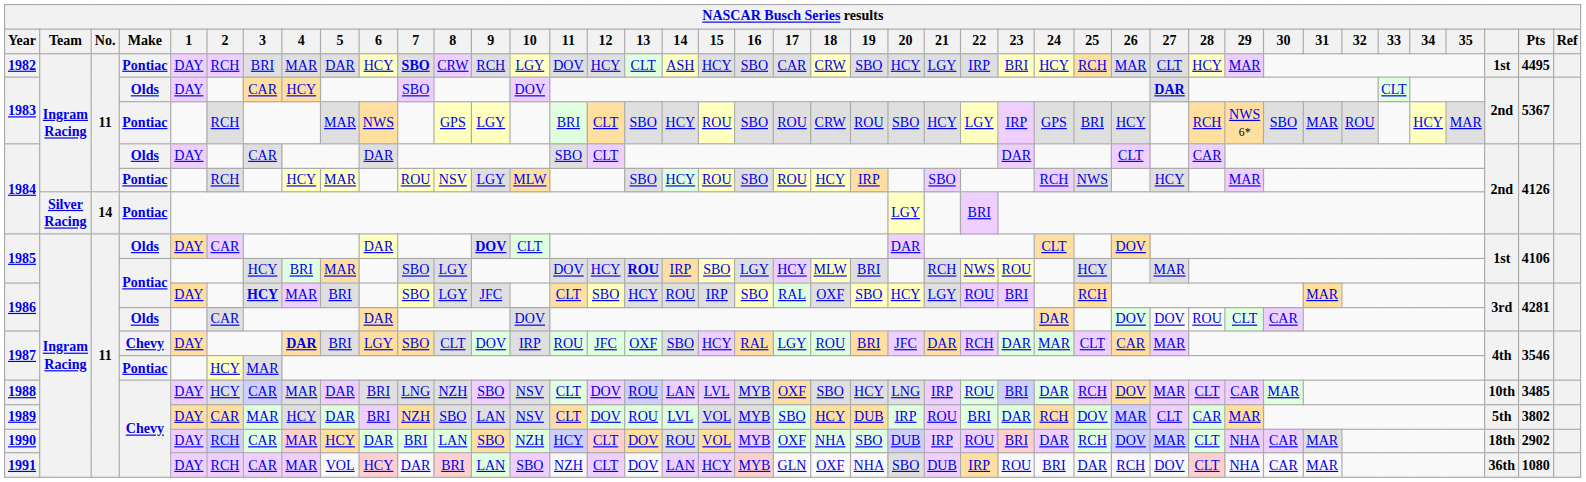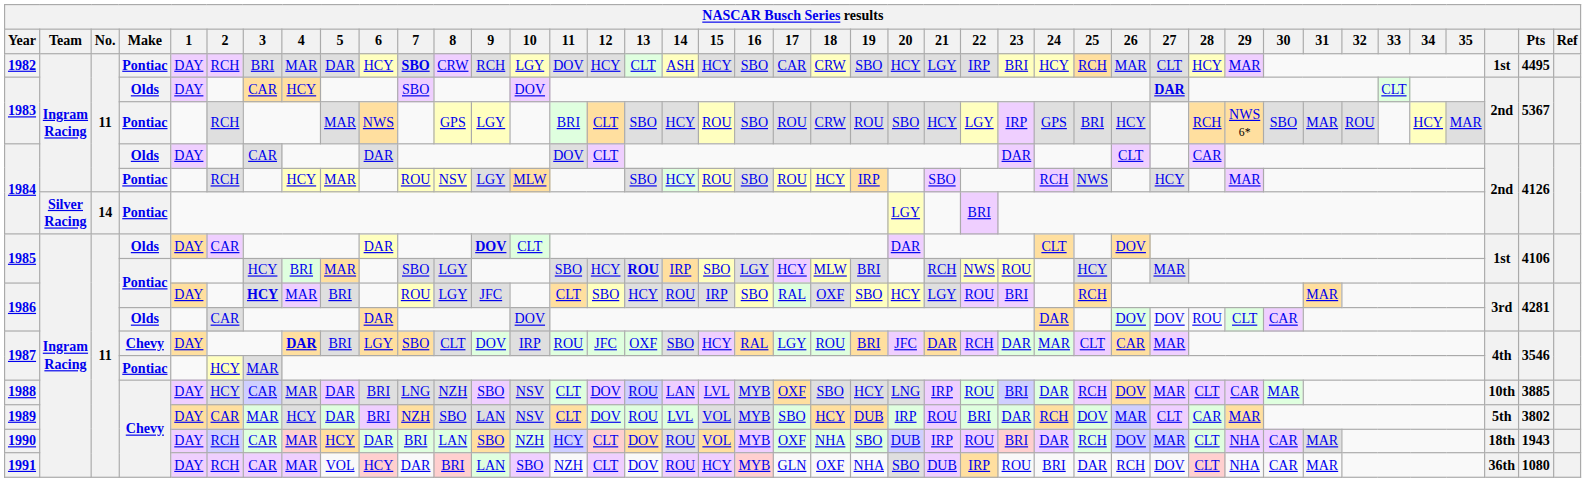(568, 155) SBO -> (568, 155) DOV
(568, 270) DOV -> (568, 270) SBO
(416, 294) SBO -> (416, 294) ROU
(1536, 392) 3485 -> (1536, 392) 3885
(1536, 440) 2902 -> (1536, 440) 1943
(680, 465) LAN -> (680, 465) ROU
